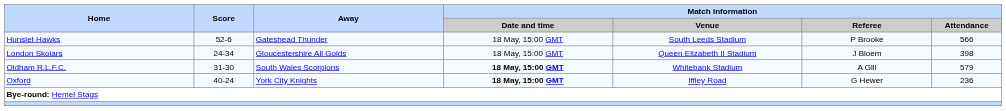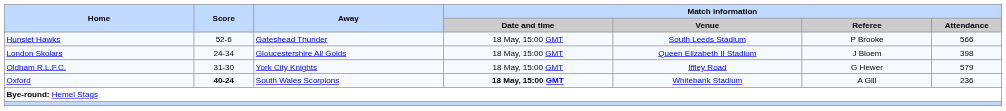(298, 67) South Wales Scorpions -> (286, 67) York City Knights
(528, 67) bold -> (528, 67) normal
(707, 67) Whitebank Stadium -> (707, 67) Iffley Road
(867, 67) A Gill -> (867, 67) G Hewer
(224, 81) normal -> (224, 81) bold
(286, 81) York City Knights -> (298, 81) South Wales Scorpions
(707, 81) Iffley Road -> (707, 81) Whitebank Stadium
(867, 81) G Hewer -> (867, 81) A Gill
